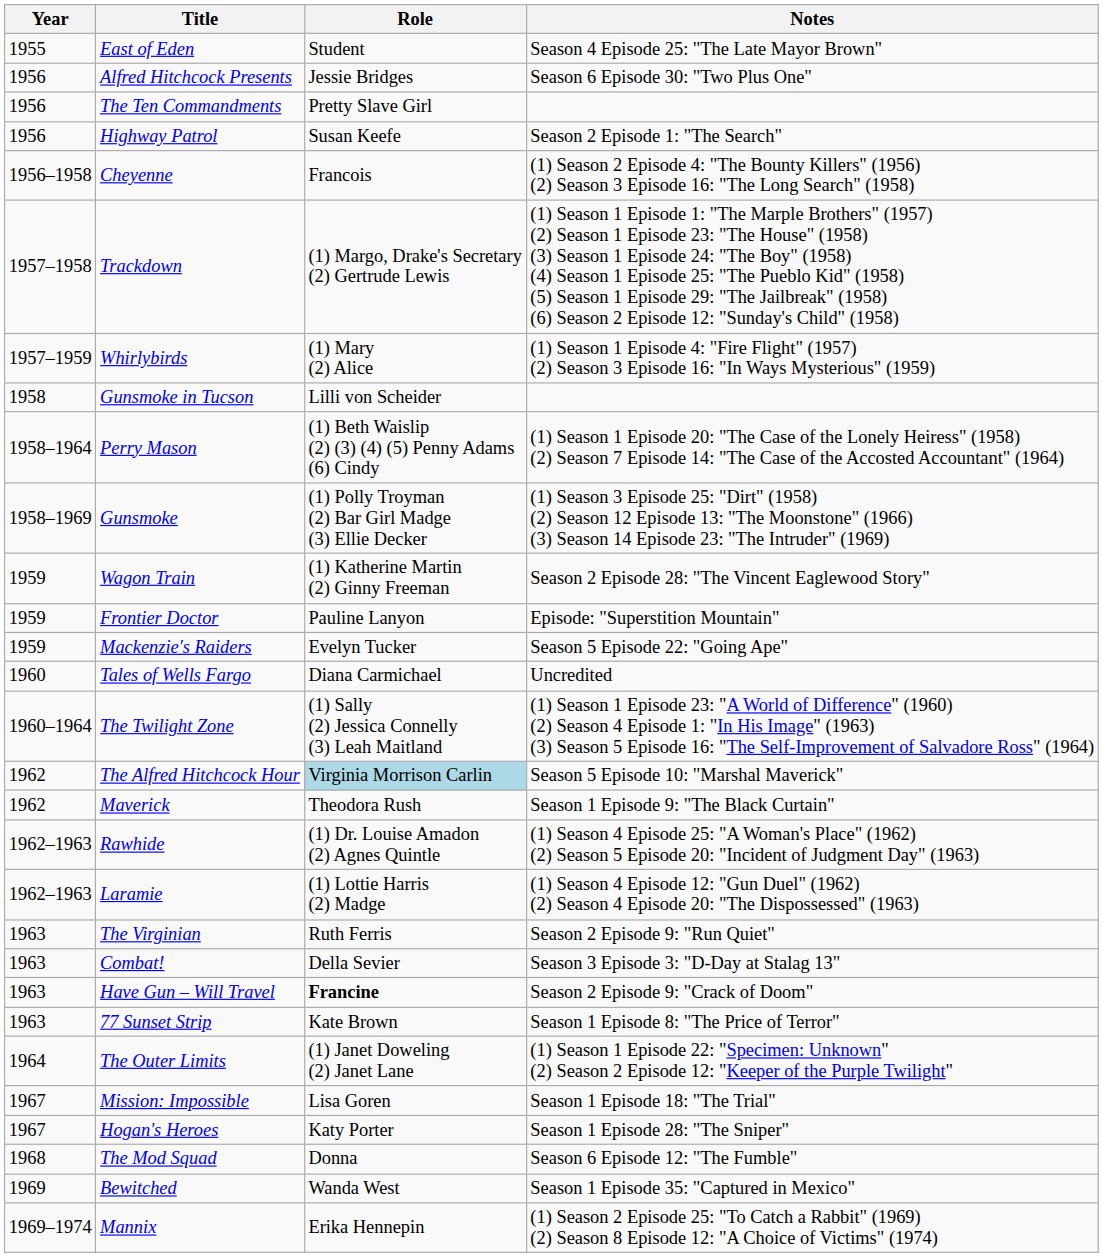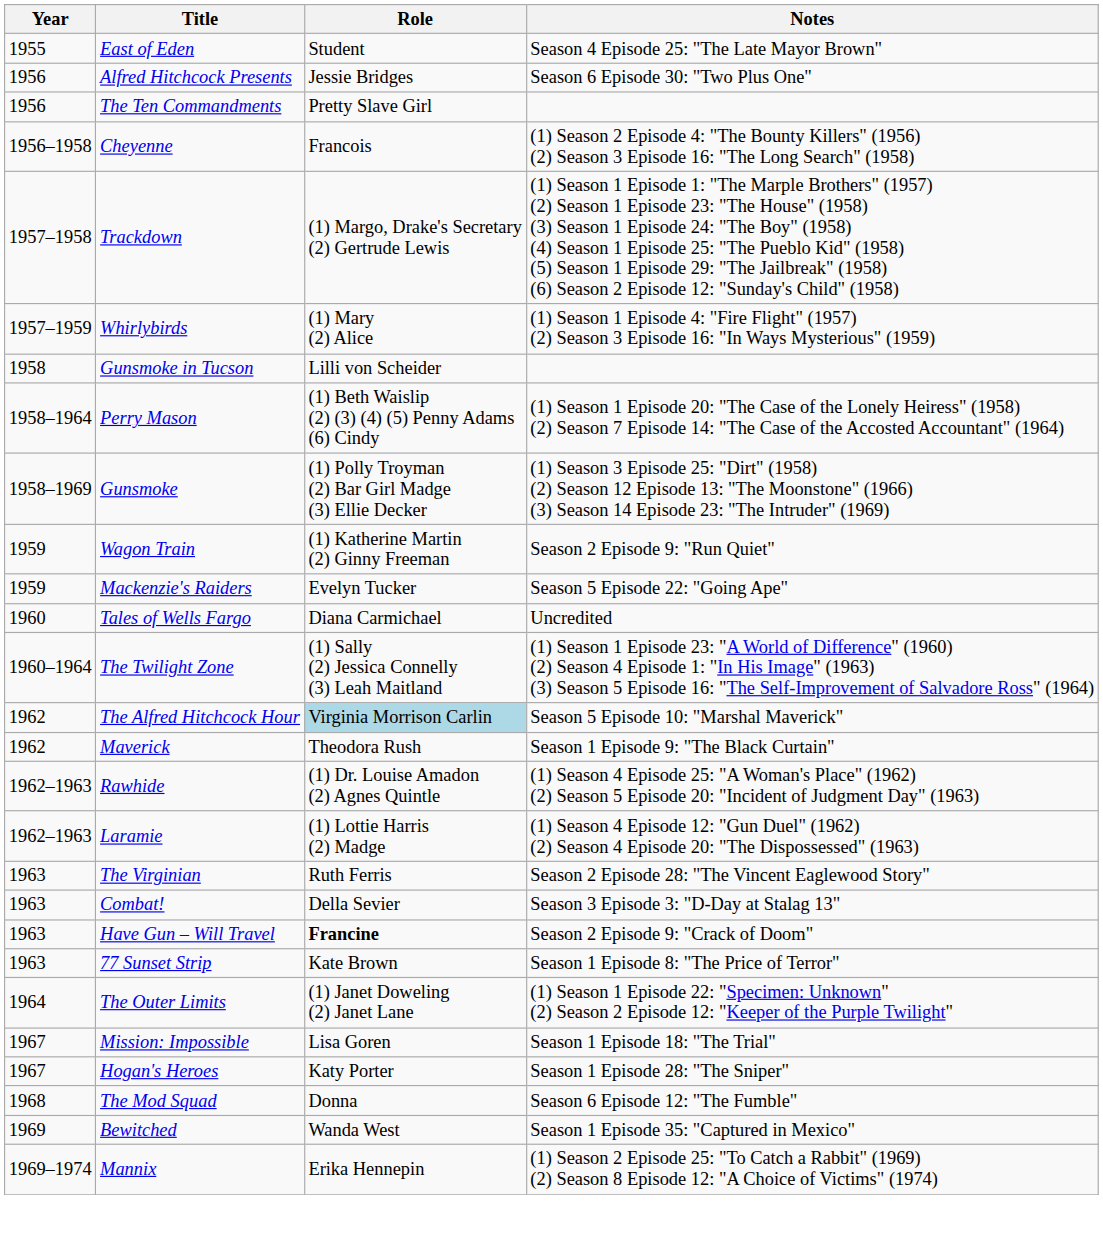- row: (159, 135)
(730, 578) Season 2 Episode 28: "The Vincent Eaglewood Story" -> (653, 548) Season 2 Episode 9: "Run Quiet"
- row: (159, 617)
(653, 933) Season 2 Episode 9: "Run Quiet" -> (730, 875) Season 2 Episode 28: "The Vincent Eaglewood Story"
